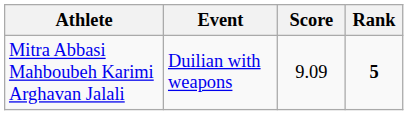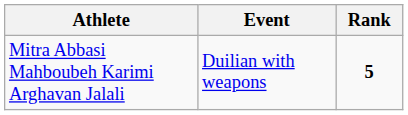- column: (311, 20)
